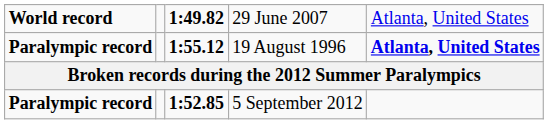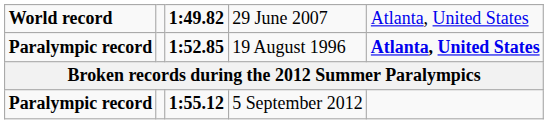(196, 47) 1:55.12 -> (196, 47) 1:52.85
(196, 103) 1:52.85 -> (196, 103) 1:55.12
